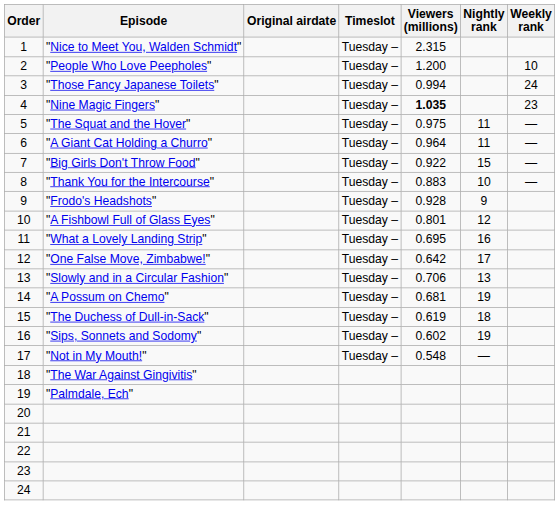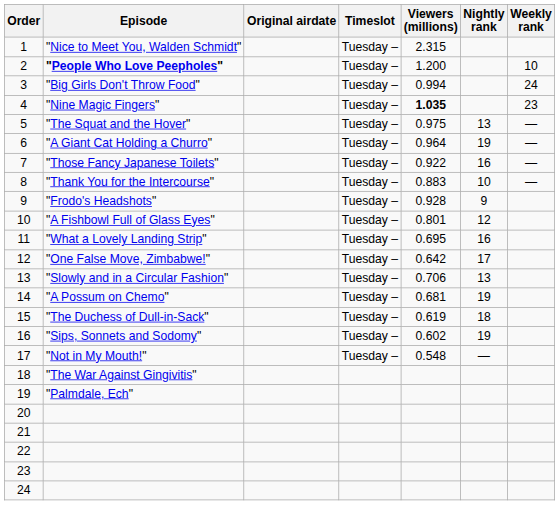(129, 66) normal -> (134, 66) bold
(132, 85) "Those Fancy Japanese Toilets" -> (123, 85) "Big Girls Don't Throw Food"
(484, 124) 11 -> (484, 124) 13
(484, 143) 11 -> (484, 143) 19
(123, 162) "Big Girls Don't Throw Food" -> (132, 162) "Those Fancy Japanese Toilets"
(484, 162) 15 -> (484, 162) 16
